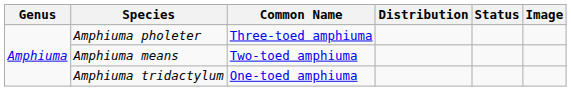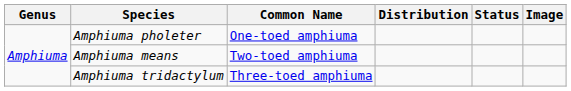(301, 35) Three-toed amphiuma -> (294, 35) One-toed amphiuma
(294, 76) One-toed amphiuma -> (301, 76) Three-toed amphiuma
